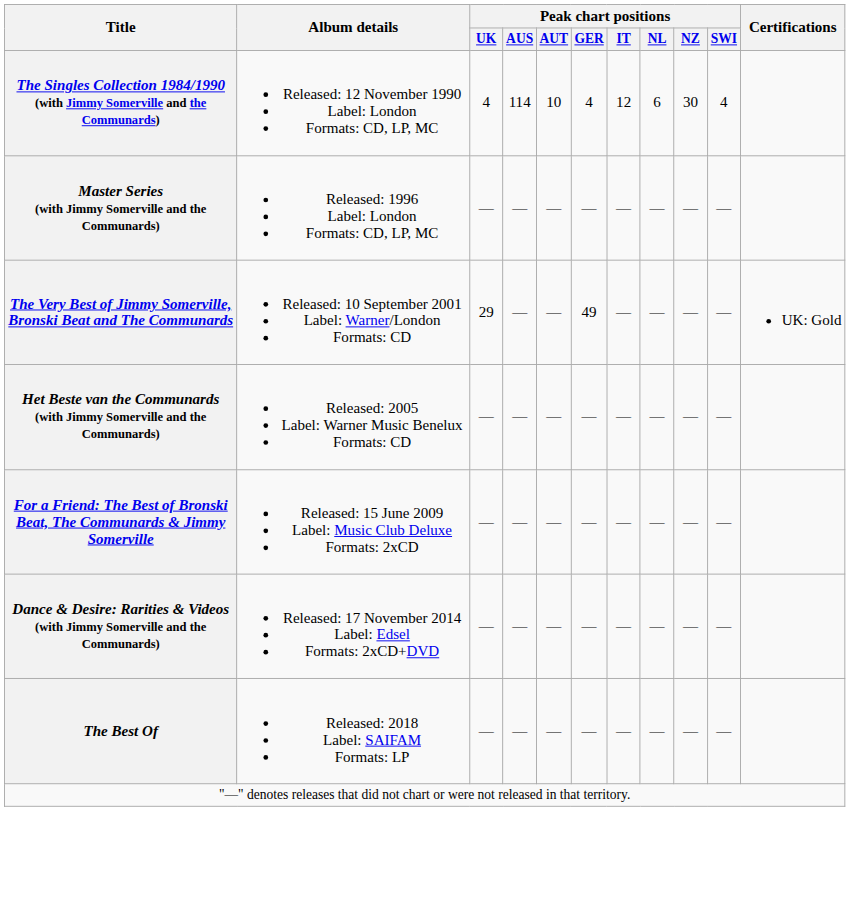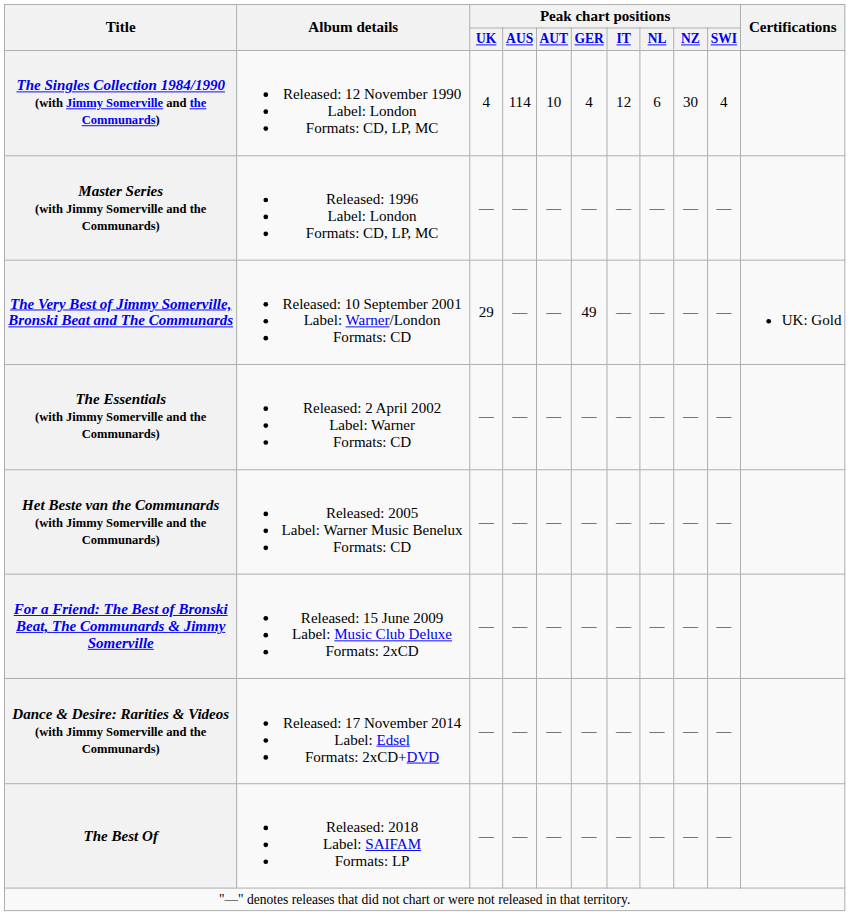+ row: (121, 417)
